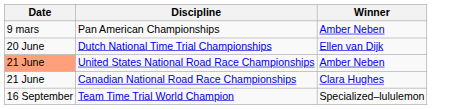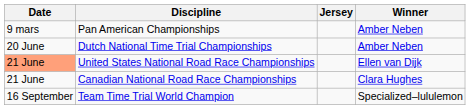+ column: (336, 12)
(351, 46) Ellen van Dijk -> (390, 46) Amber Neben
(352, 63) Amber Neben -> (390, 63) Ellen van Dijk
